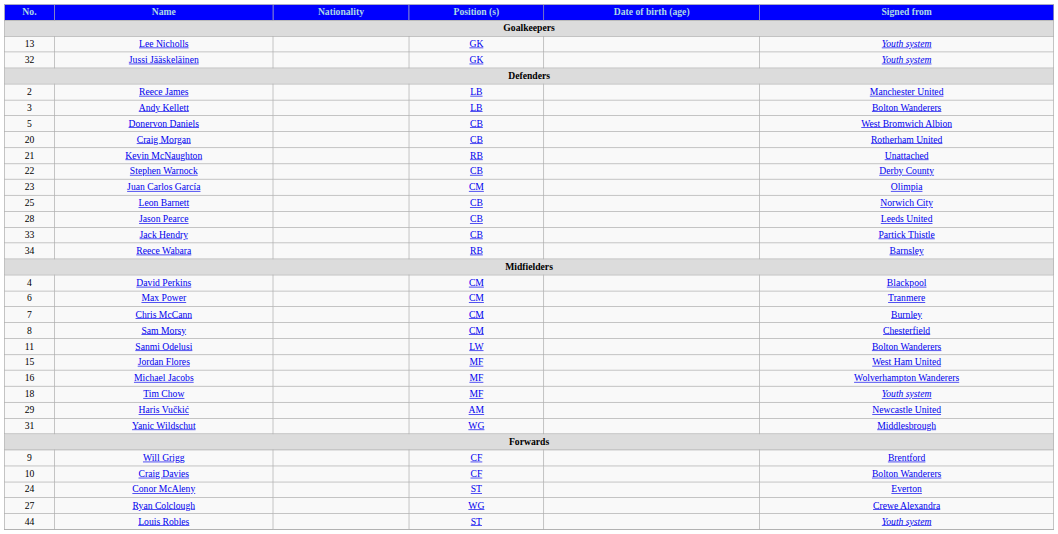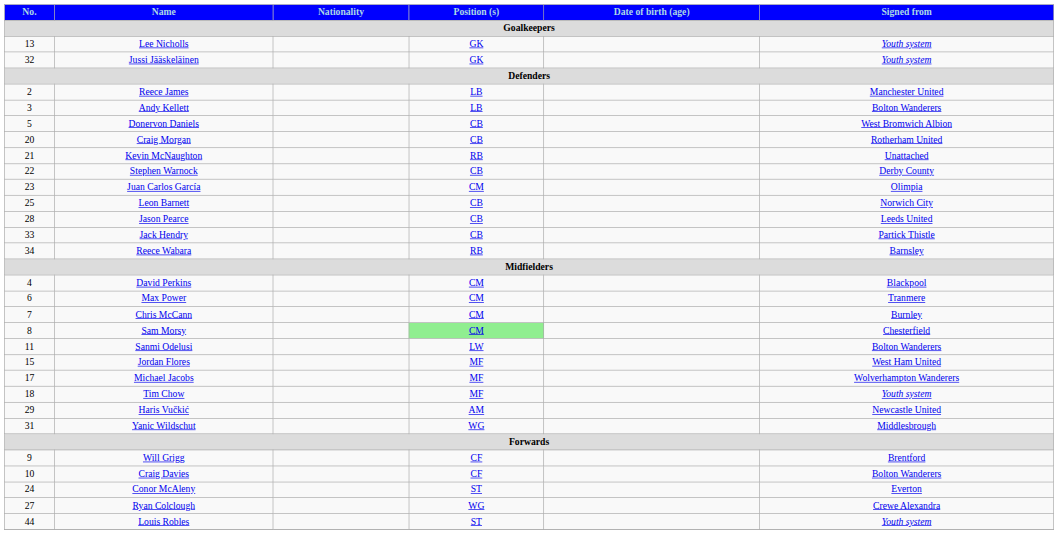(476, 331) no background -> (476, 331) lightgreen background
(29, 378) 16 -> (29, 378) 17
